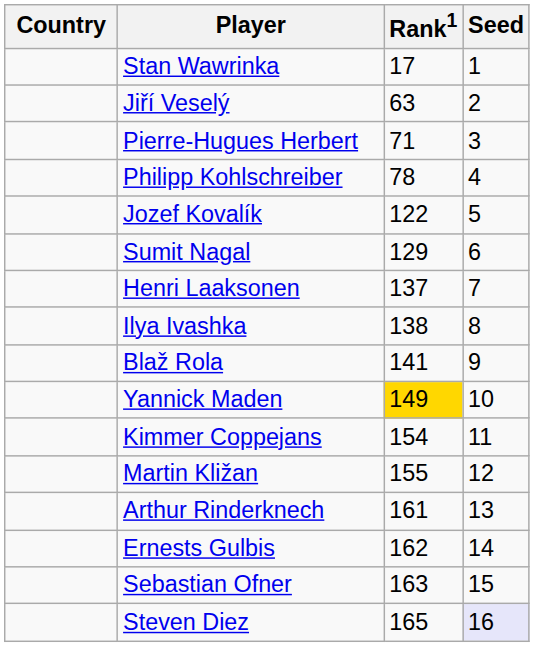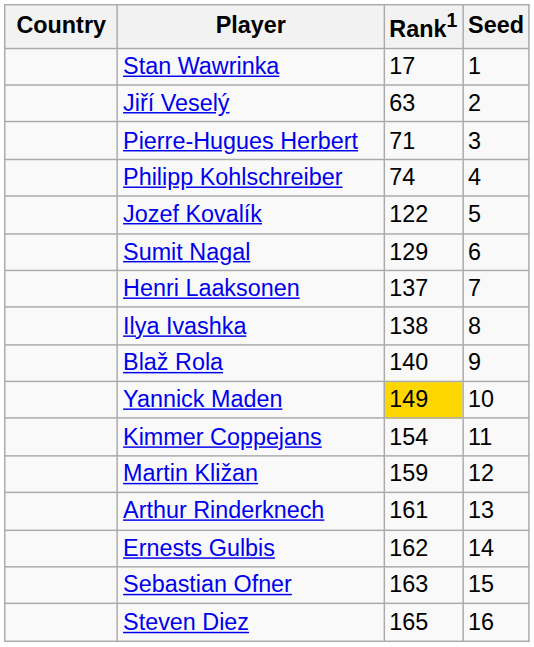(402, 177) 78 -> (402, 177) 74
(409, 362) 141 -> (409, 362) 140
(409, 473) 155 -> (409, 473) 159
(481, 622) lavender background -> (481, 622) no background
